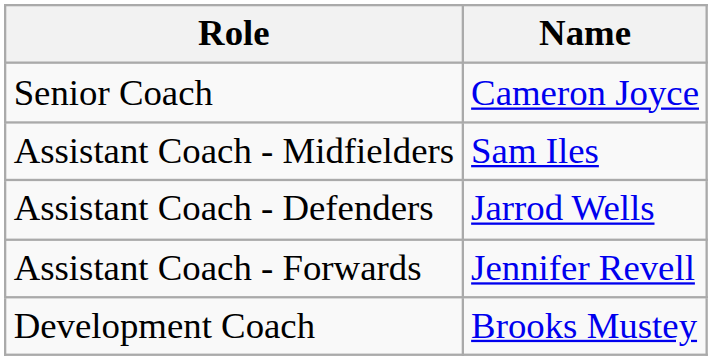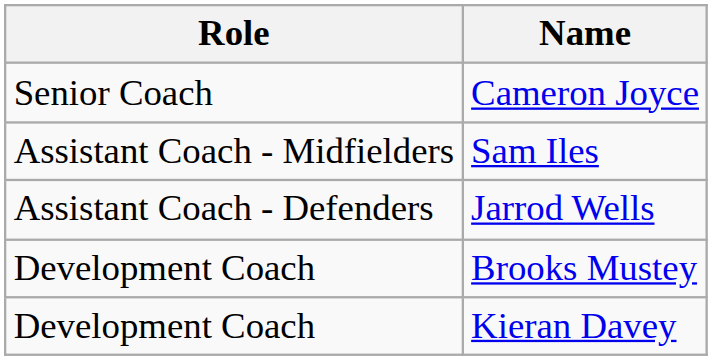- row: (583, 267)
+ row: (574, 325)
